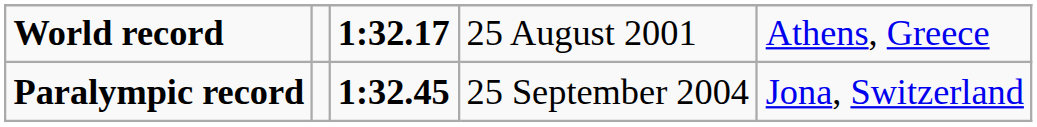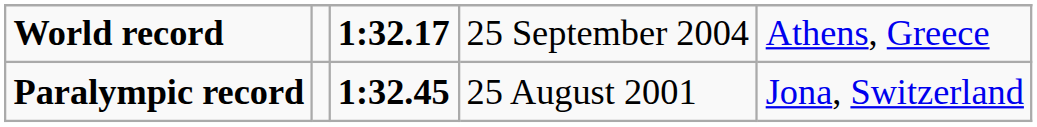(582, 33) 25 August 2001 -> (608, 33) 25 September 2004
(608, 90) 25 September 2004 -> (582, 90) 25 August 2001
